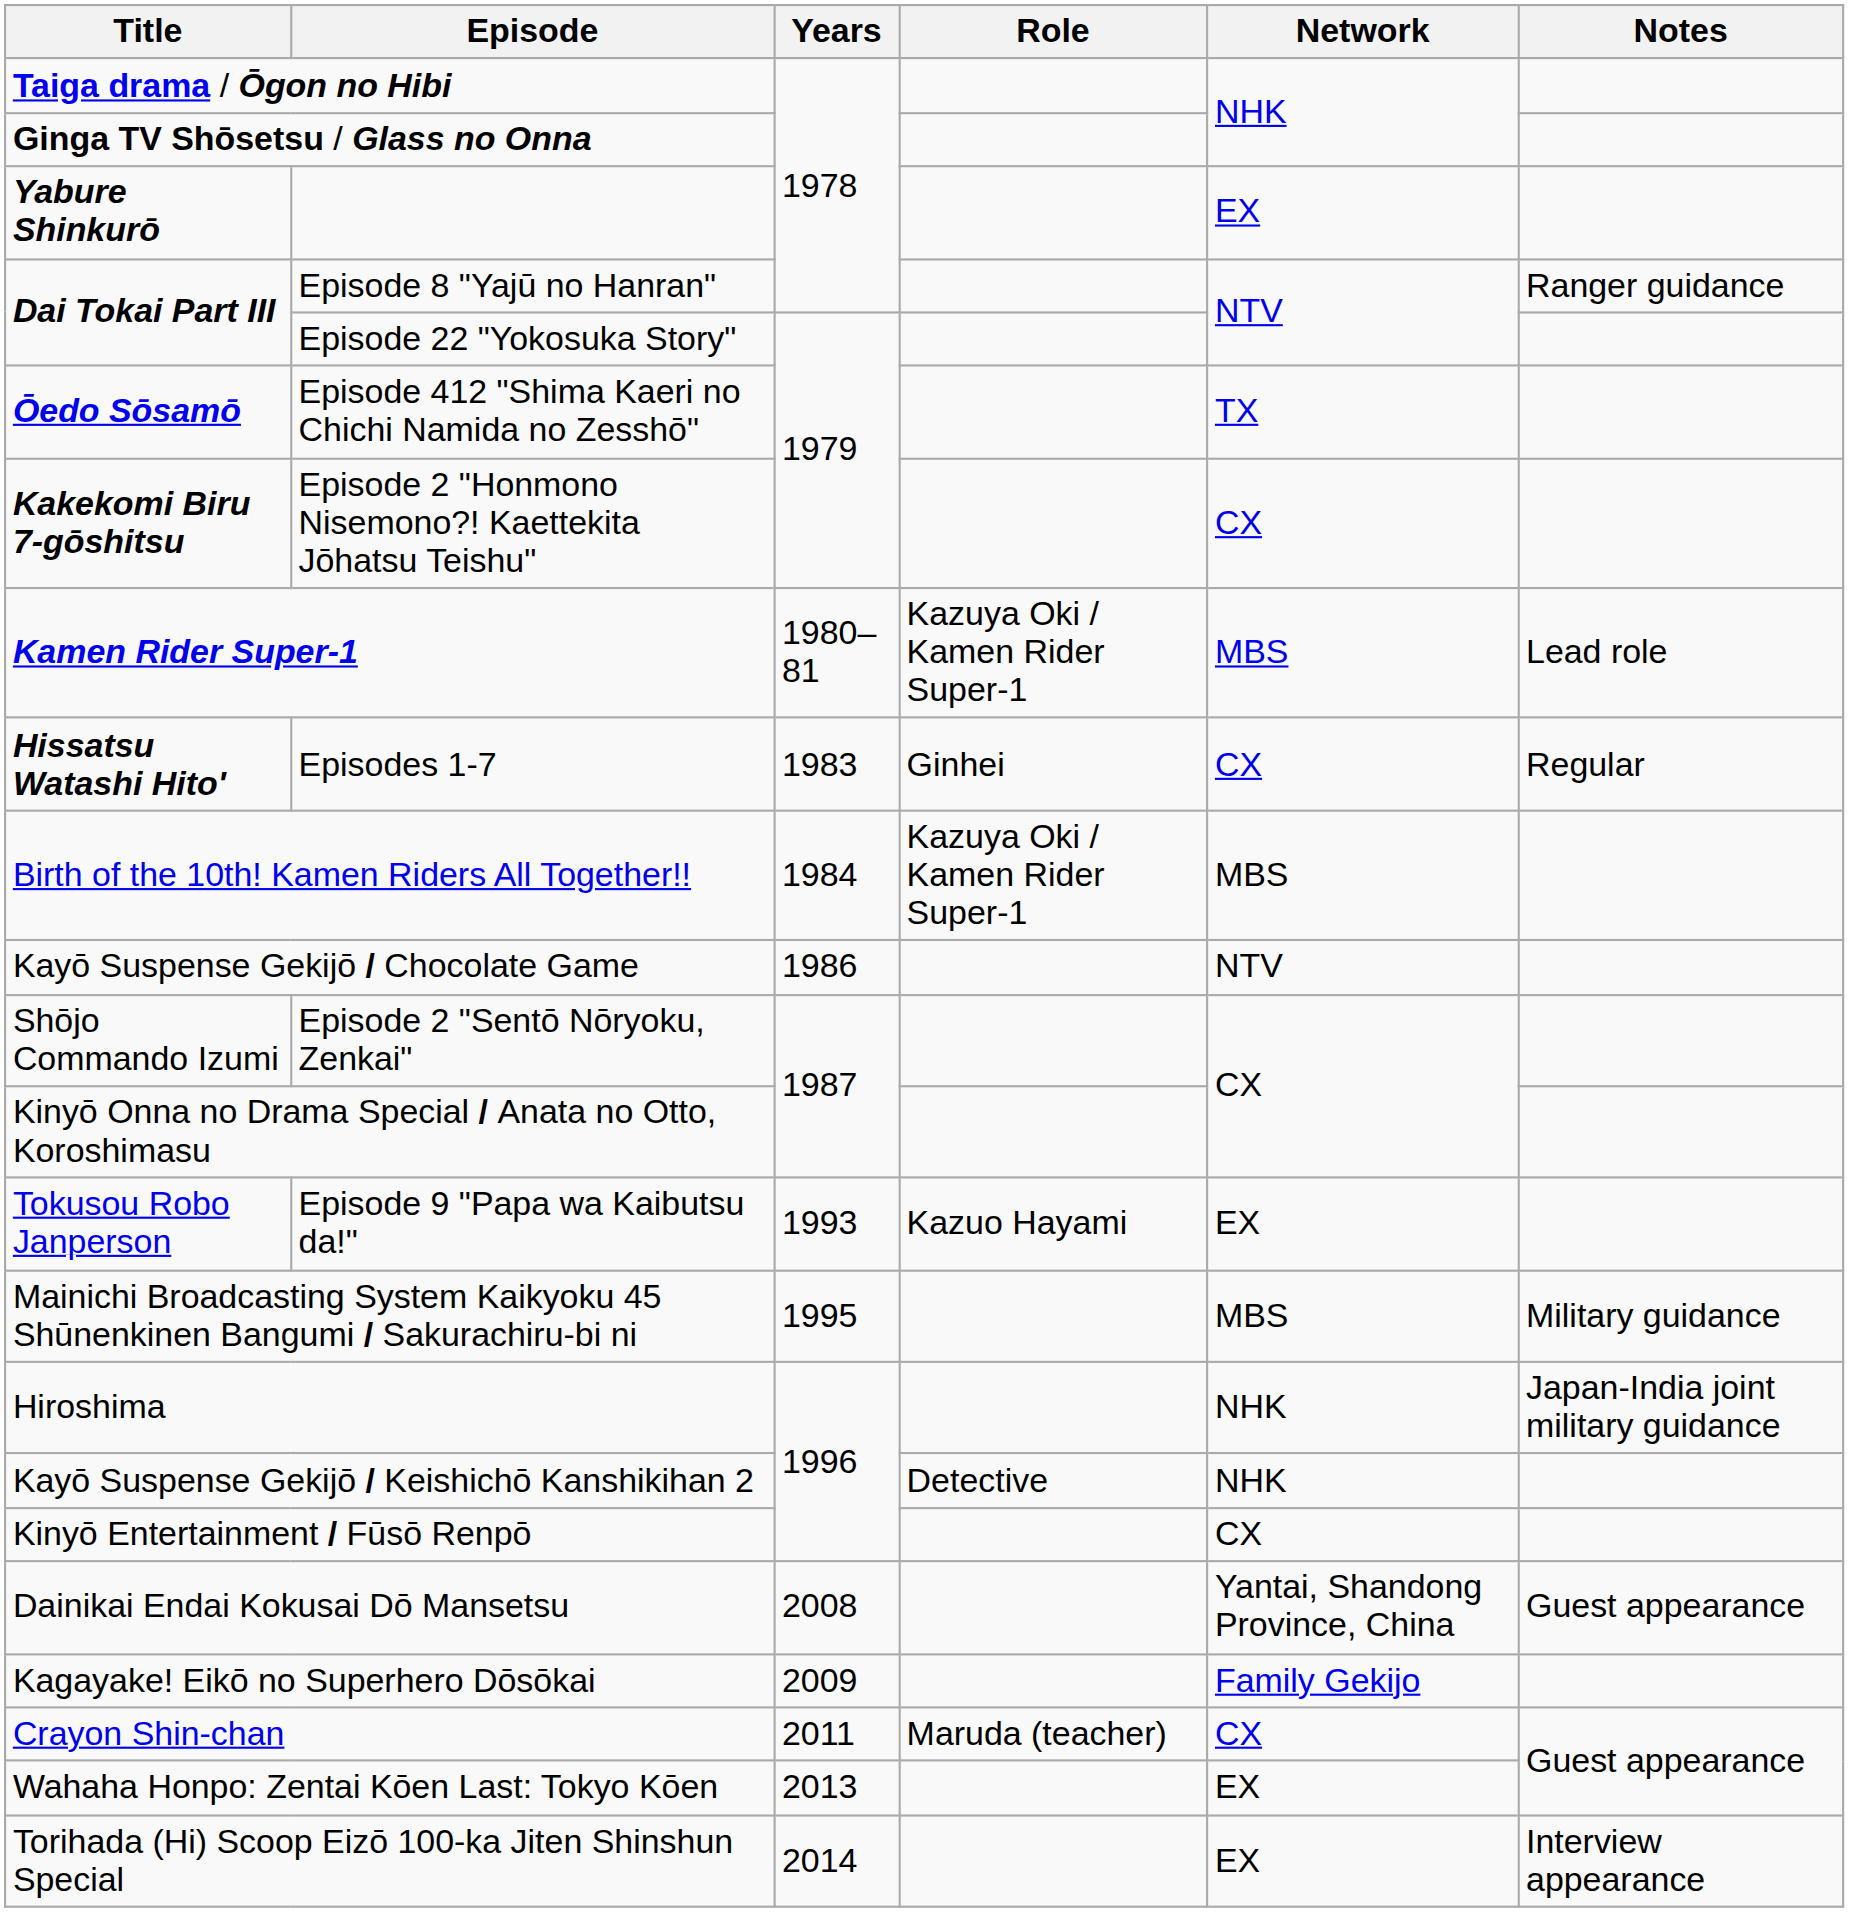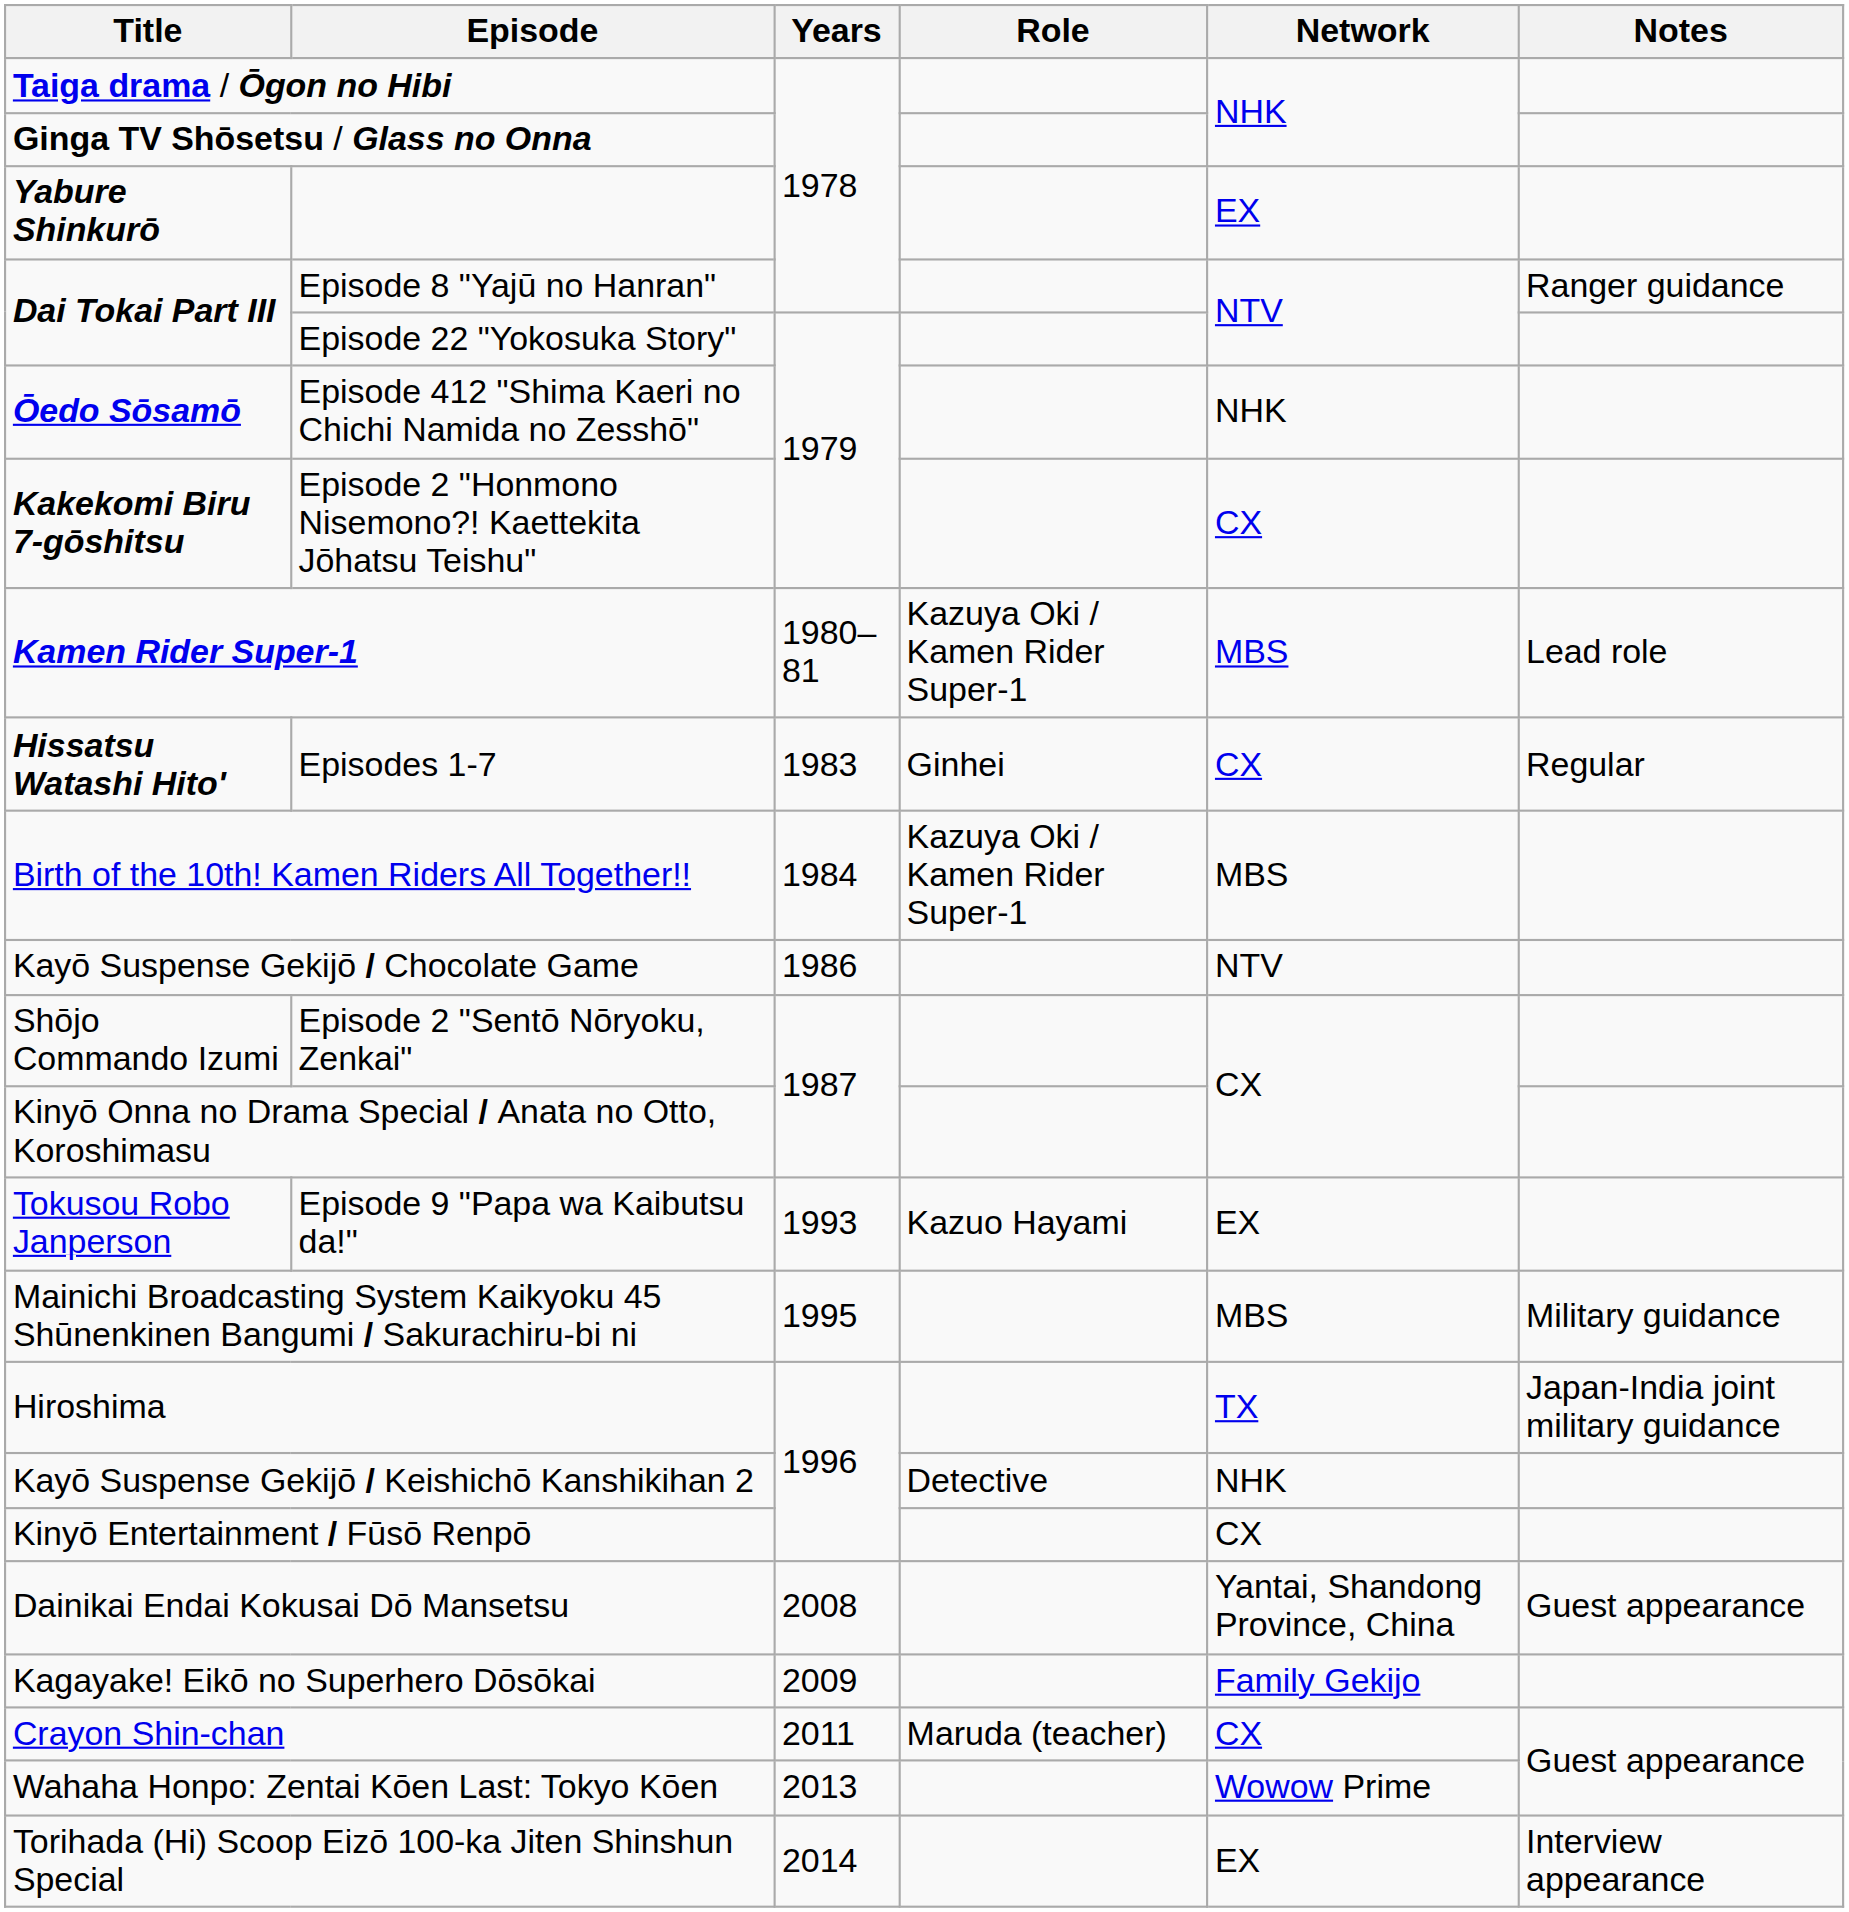(1237, 411) TX -> (1251, 411) NHK
(1251, 1407) NHK -> (1237, 1407) TX
(1238, 1787) EX -> (1323, 1787) Wowow Prime
